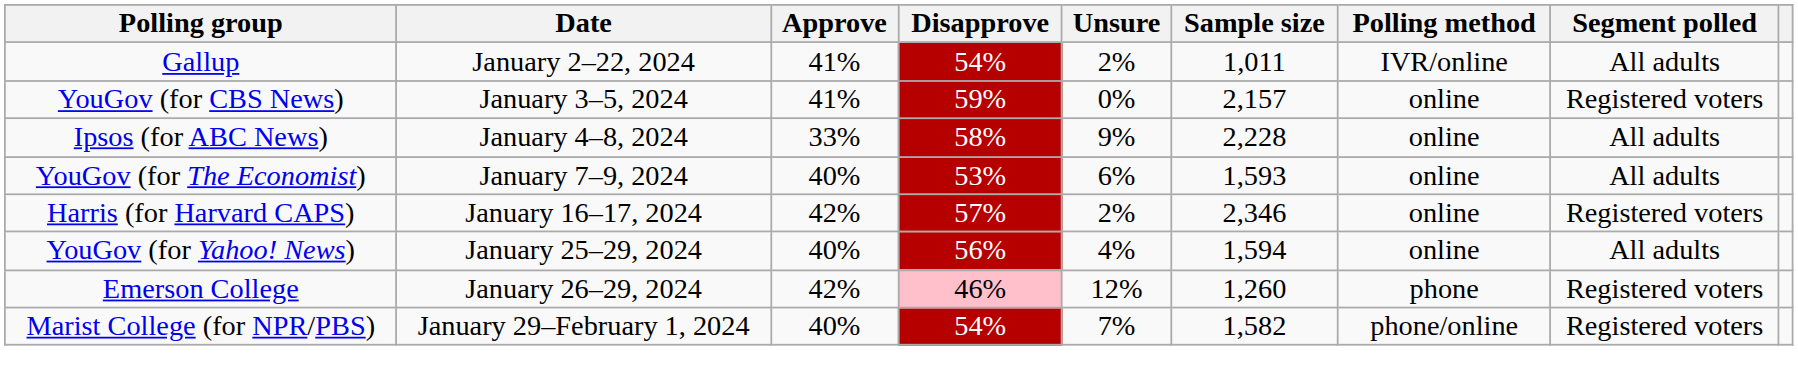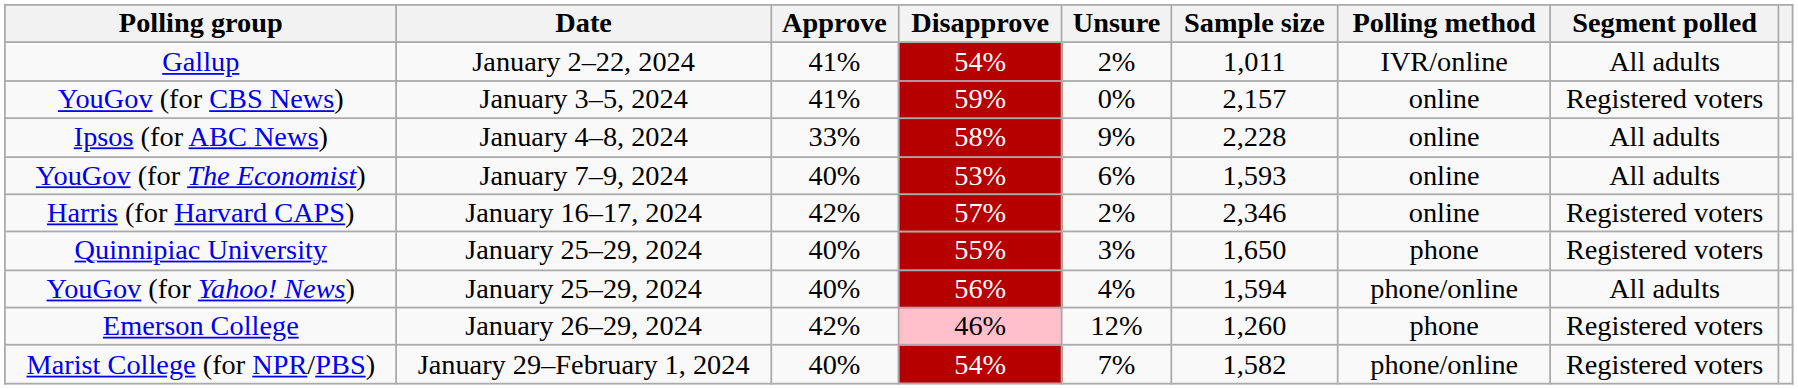+ row: (201, 250)
(1444, 250) online -> (1444, 288) phone/online
